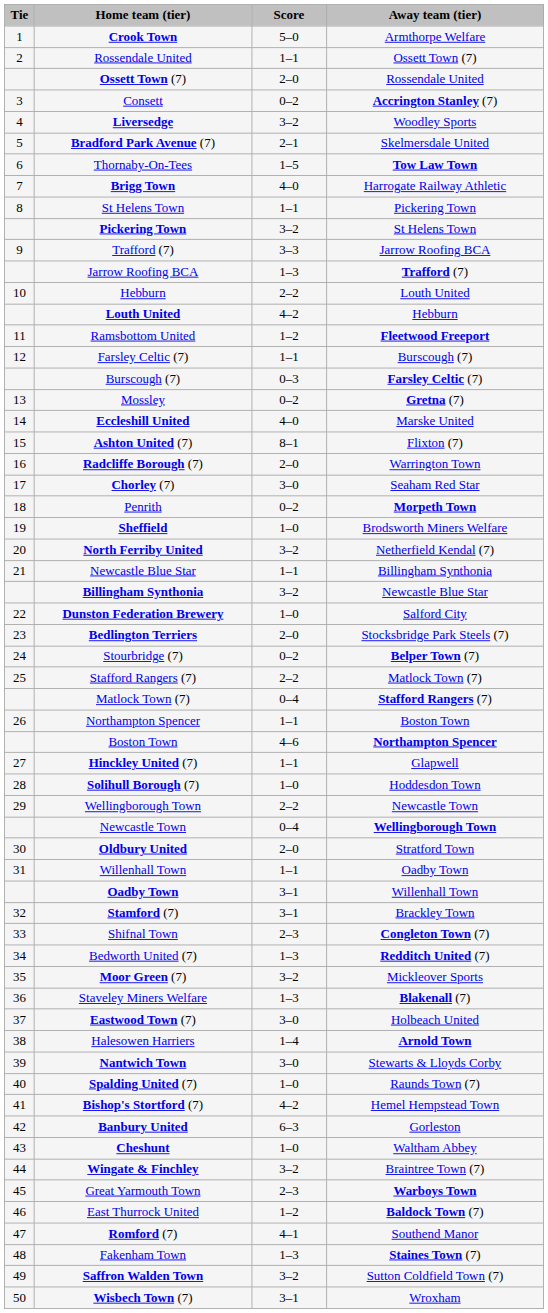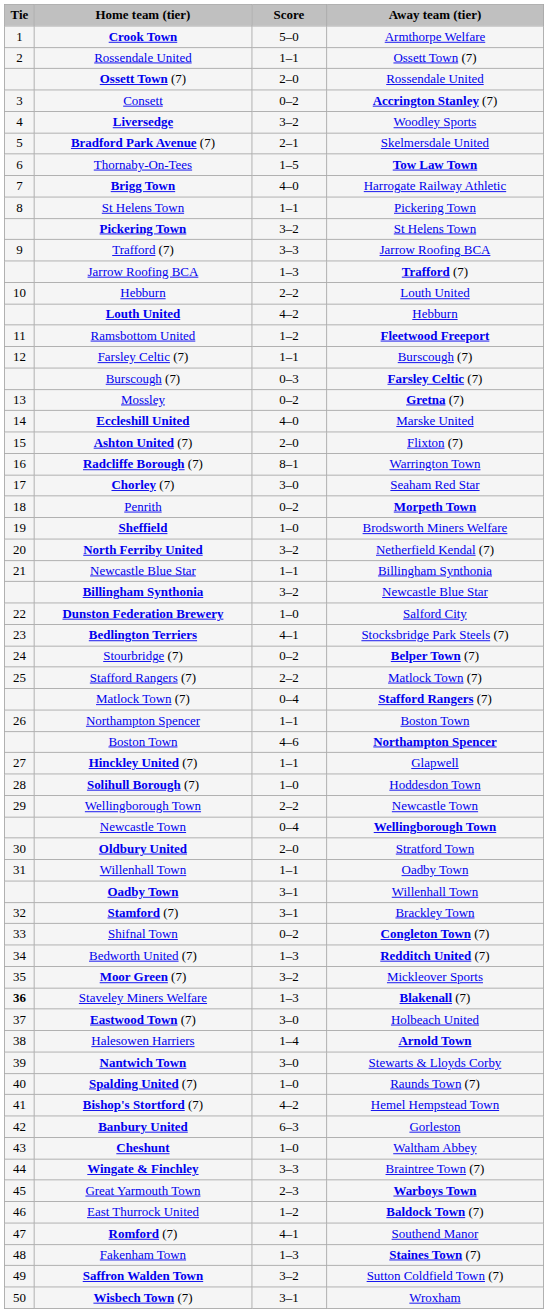(289, 443) 8–1 -> (289, 443) 2–0
(289, 464) 2–0 -> (289, 464) 8–1
(289, 635) 2–0 -> (289, 635) 4–1
(289, 934) 2–3 -> (289, 934) 0–2
(19, 998) normal -> (19, 998) bold
(289, 1169) 3–2 -> (289, 1169) 3–3
